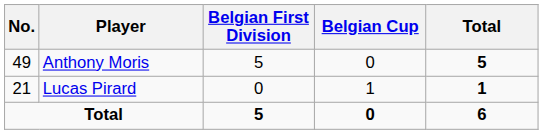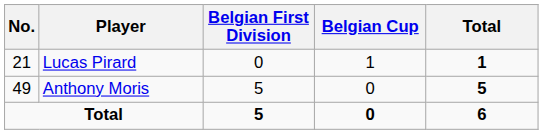rows swapped: (96, 62) <-> (90, 89)
